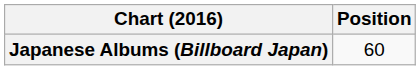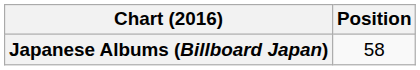(374, 49) 60 -> (374, 49) 58
